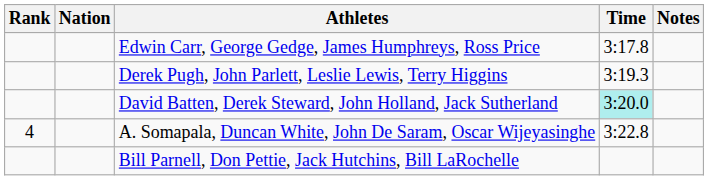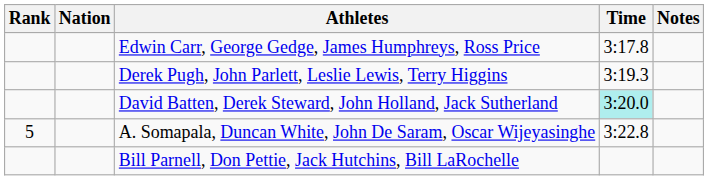(30, 132) 4 -> (30, 132) 5
